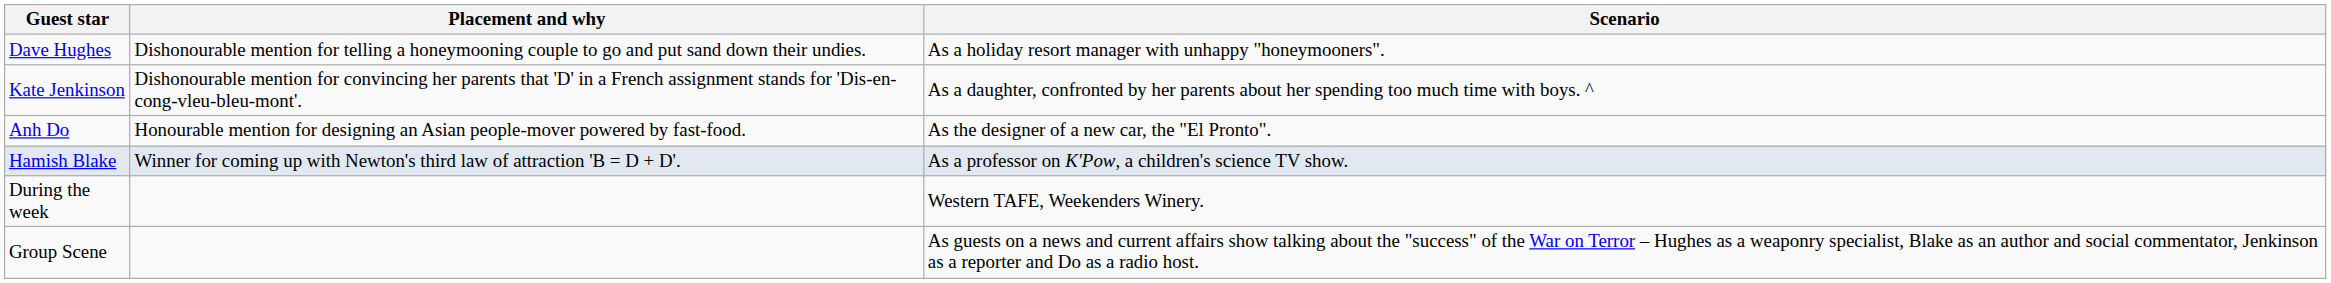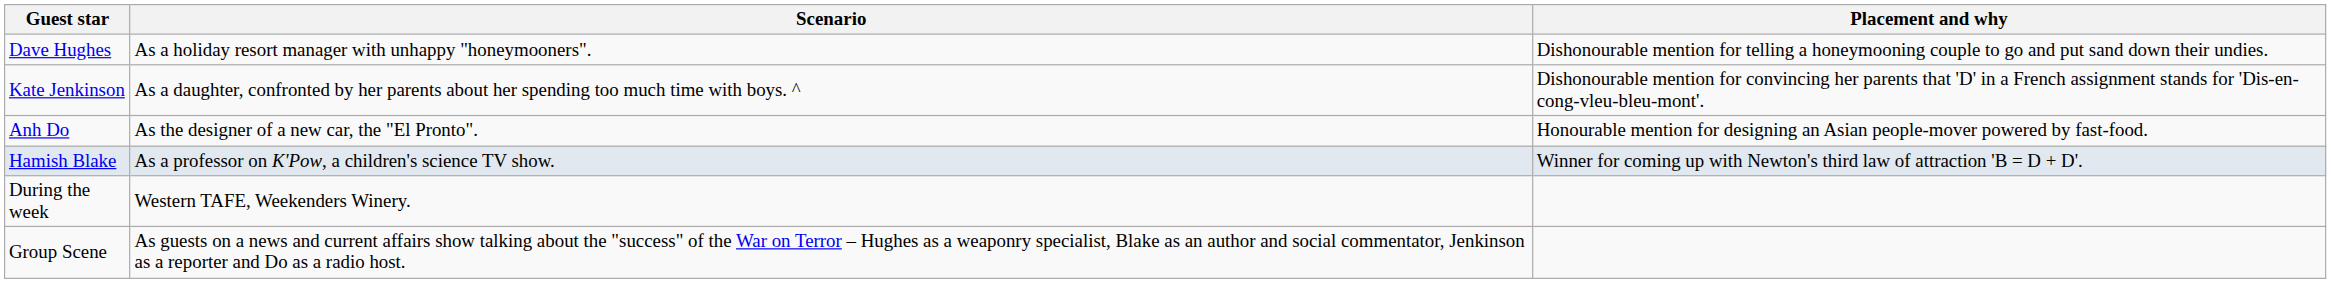columns swapped: (1625, 19) <-> (527, 19)
